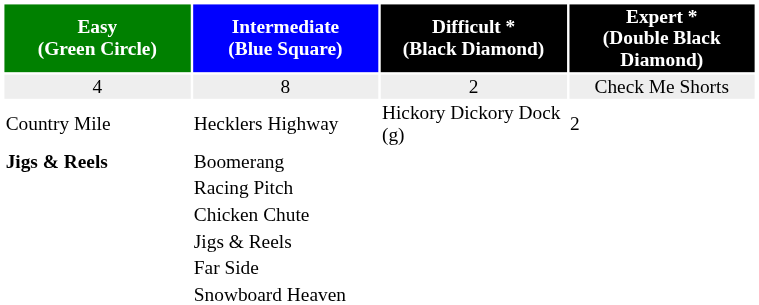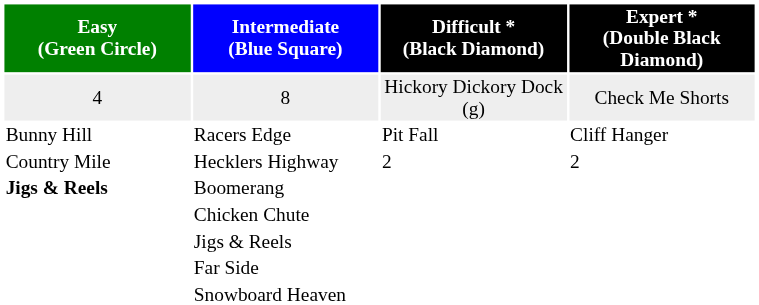(474, 86) 2 -> (474, 97) Hickory Dickory Dock (g)
+ row: (242, 134)
(471, 124) Hickory Dickory Dock (g) -> (387, 161) 2
- row: (244, 188)
